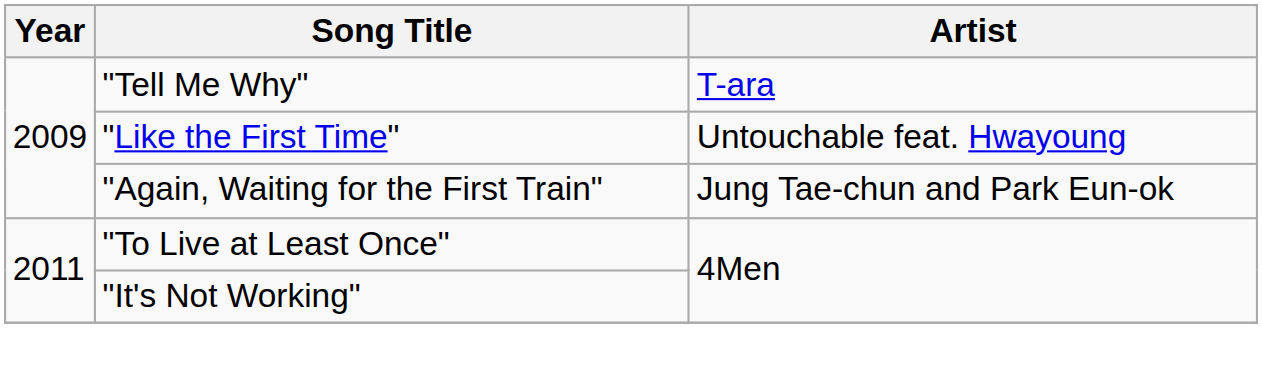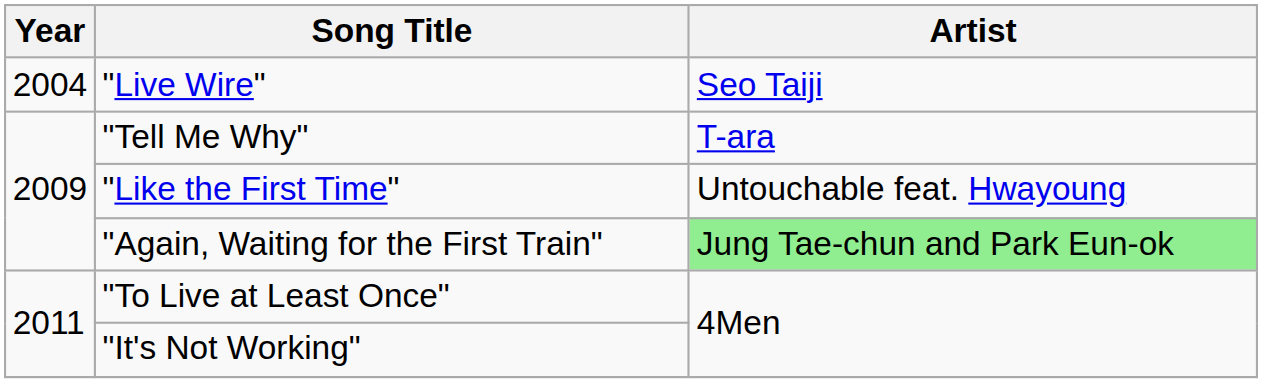+ row: (184, 84)
(935, 190) no background -> (935, 243) lightgreen background
